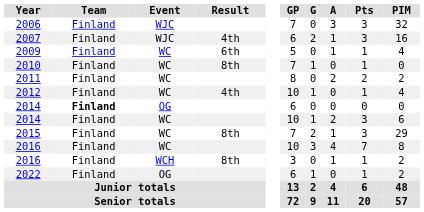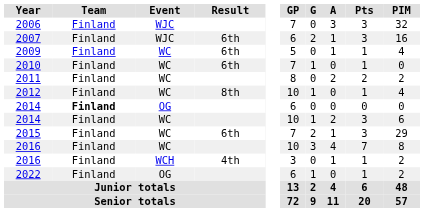(230, 38) 4th -> (230, 38) 6th
(230, 65) 8th -> (230, 65) 6th
(230, 92) 4th -> (230, 92) 8th
(230, 133) 8th -> (230, 133) 6th
(230, 160) 8th -> (230, 160) 4th
